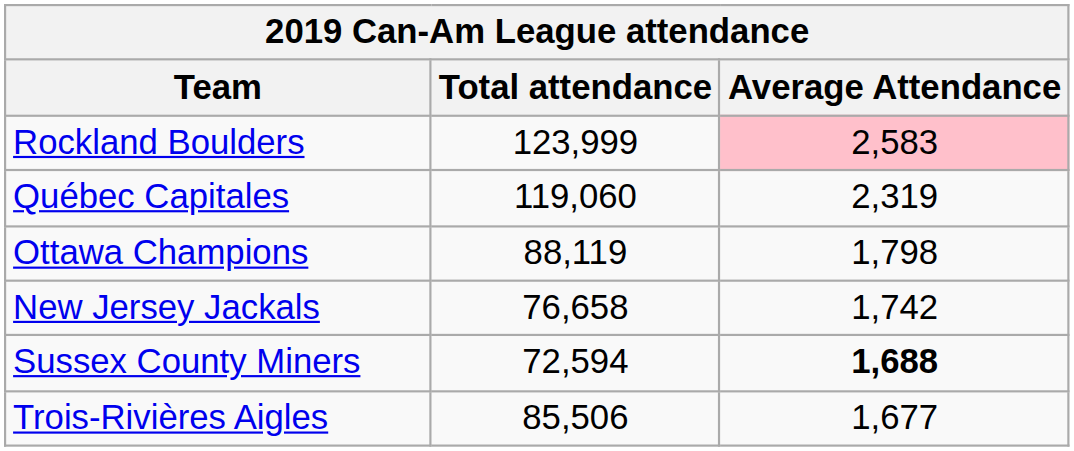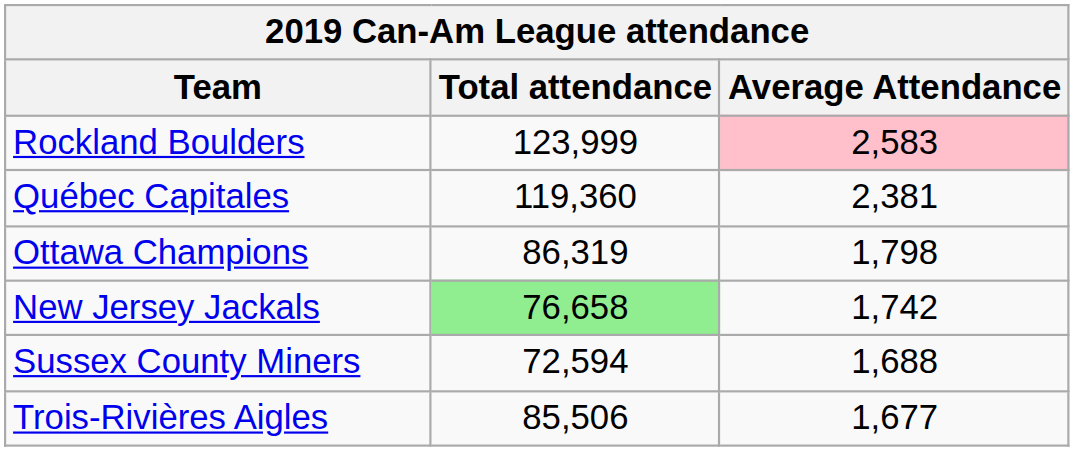(575, 197) 119,060 -> (575, 197) 119,360
(895, 197) 2,319 -> (895, 197) 2,381
(575, 252) 88,119 -> (575, 252) 86,319
(575, 307) no background -> (575, 307) lightgreen background
(895, 362) bold -> (895, 362) normal
